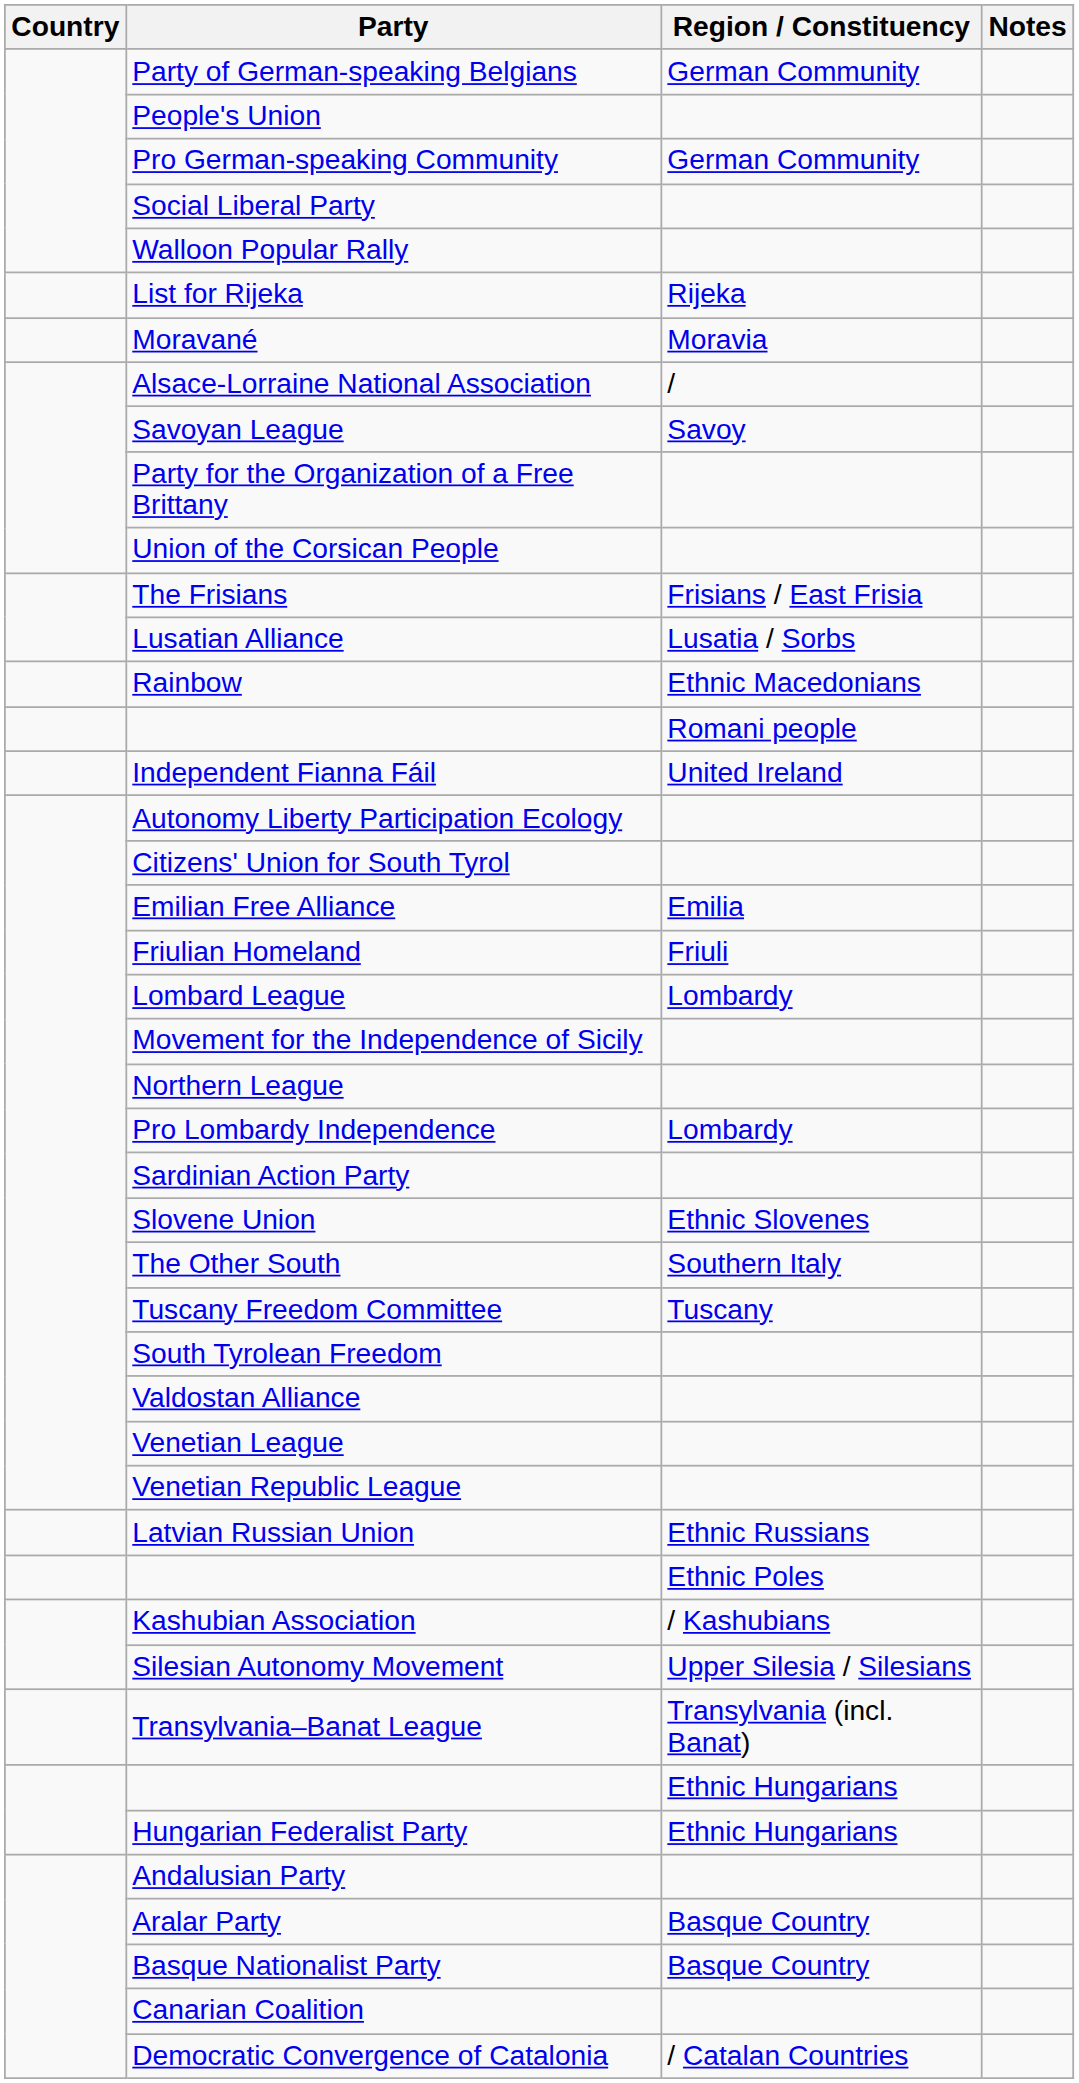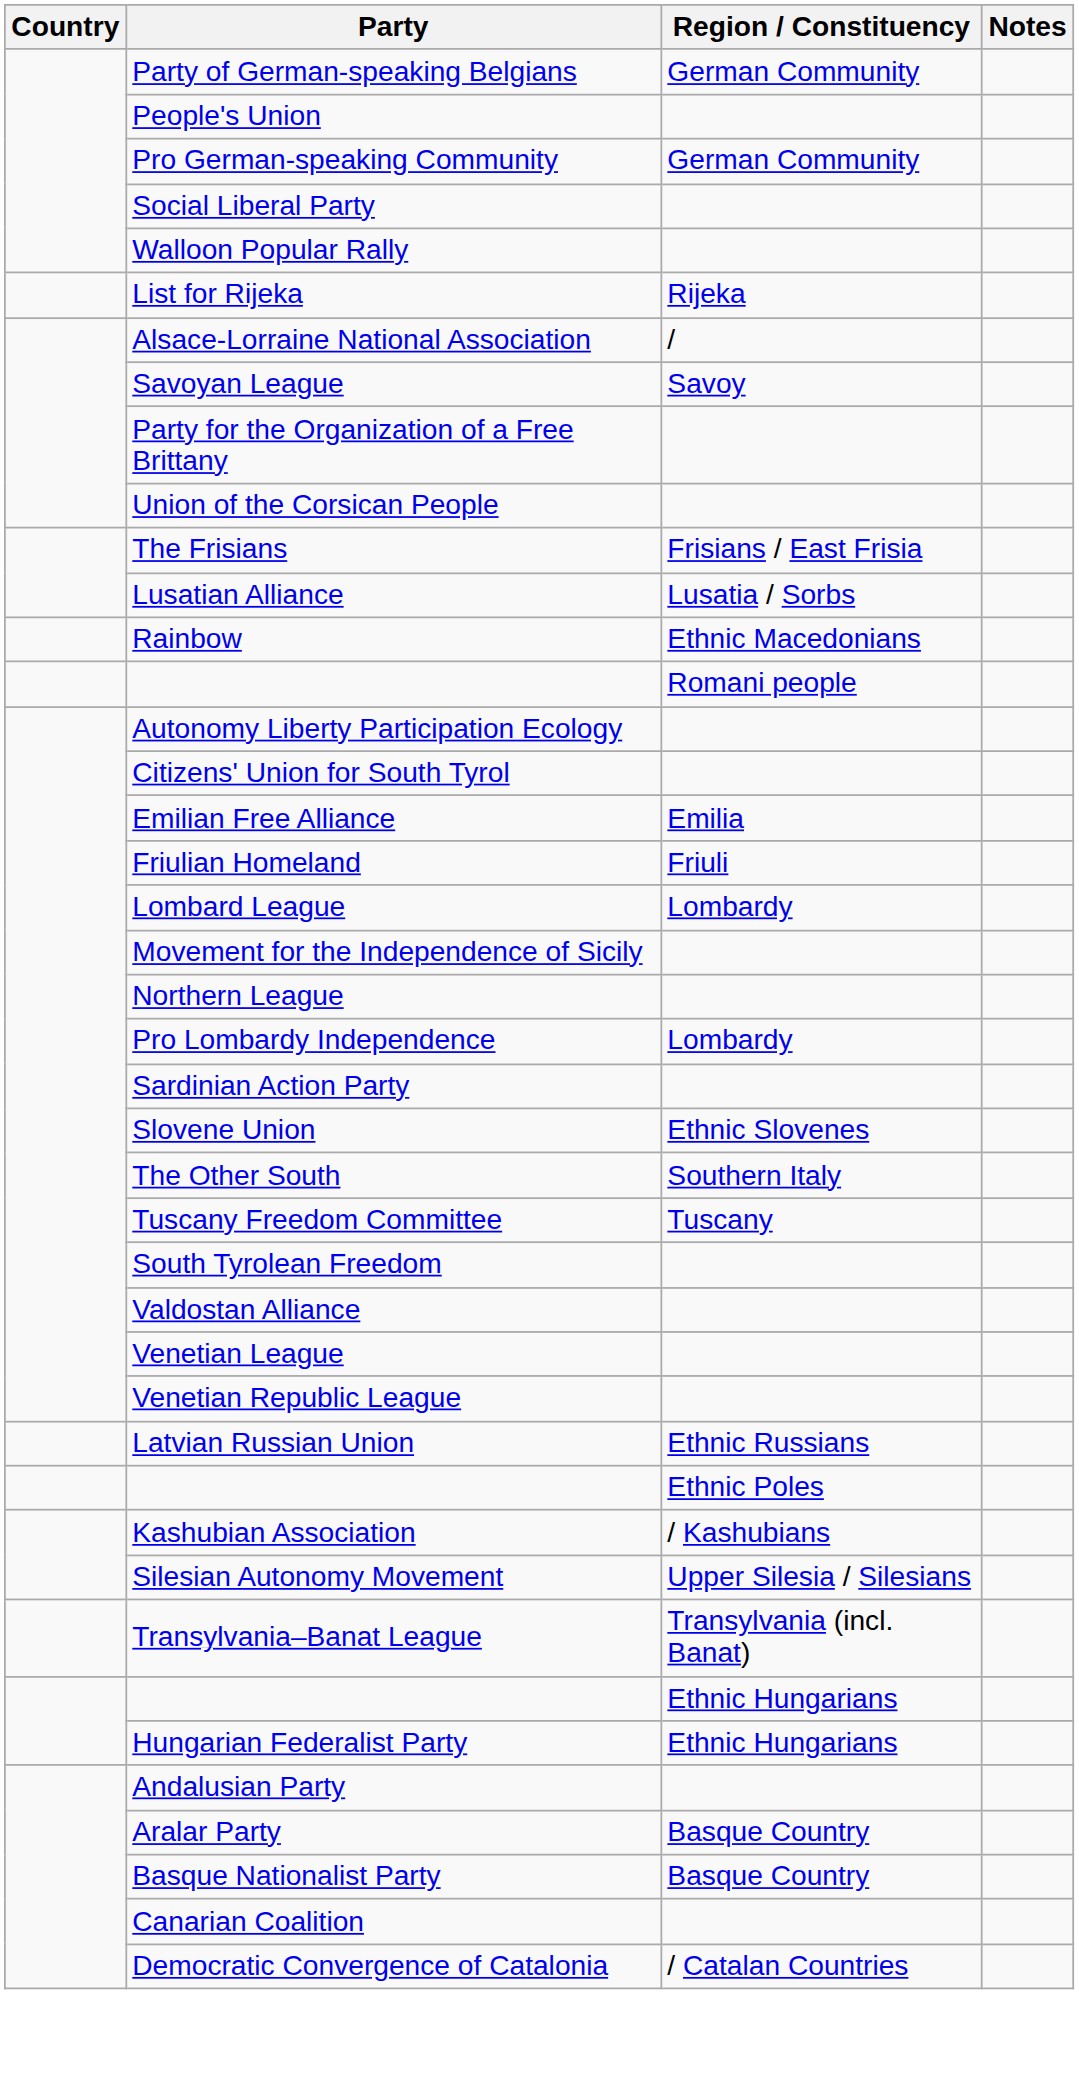- row: (195, 339)
- row: (284, 773)
